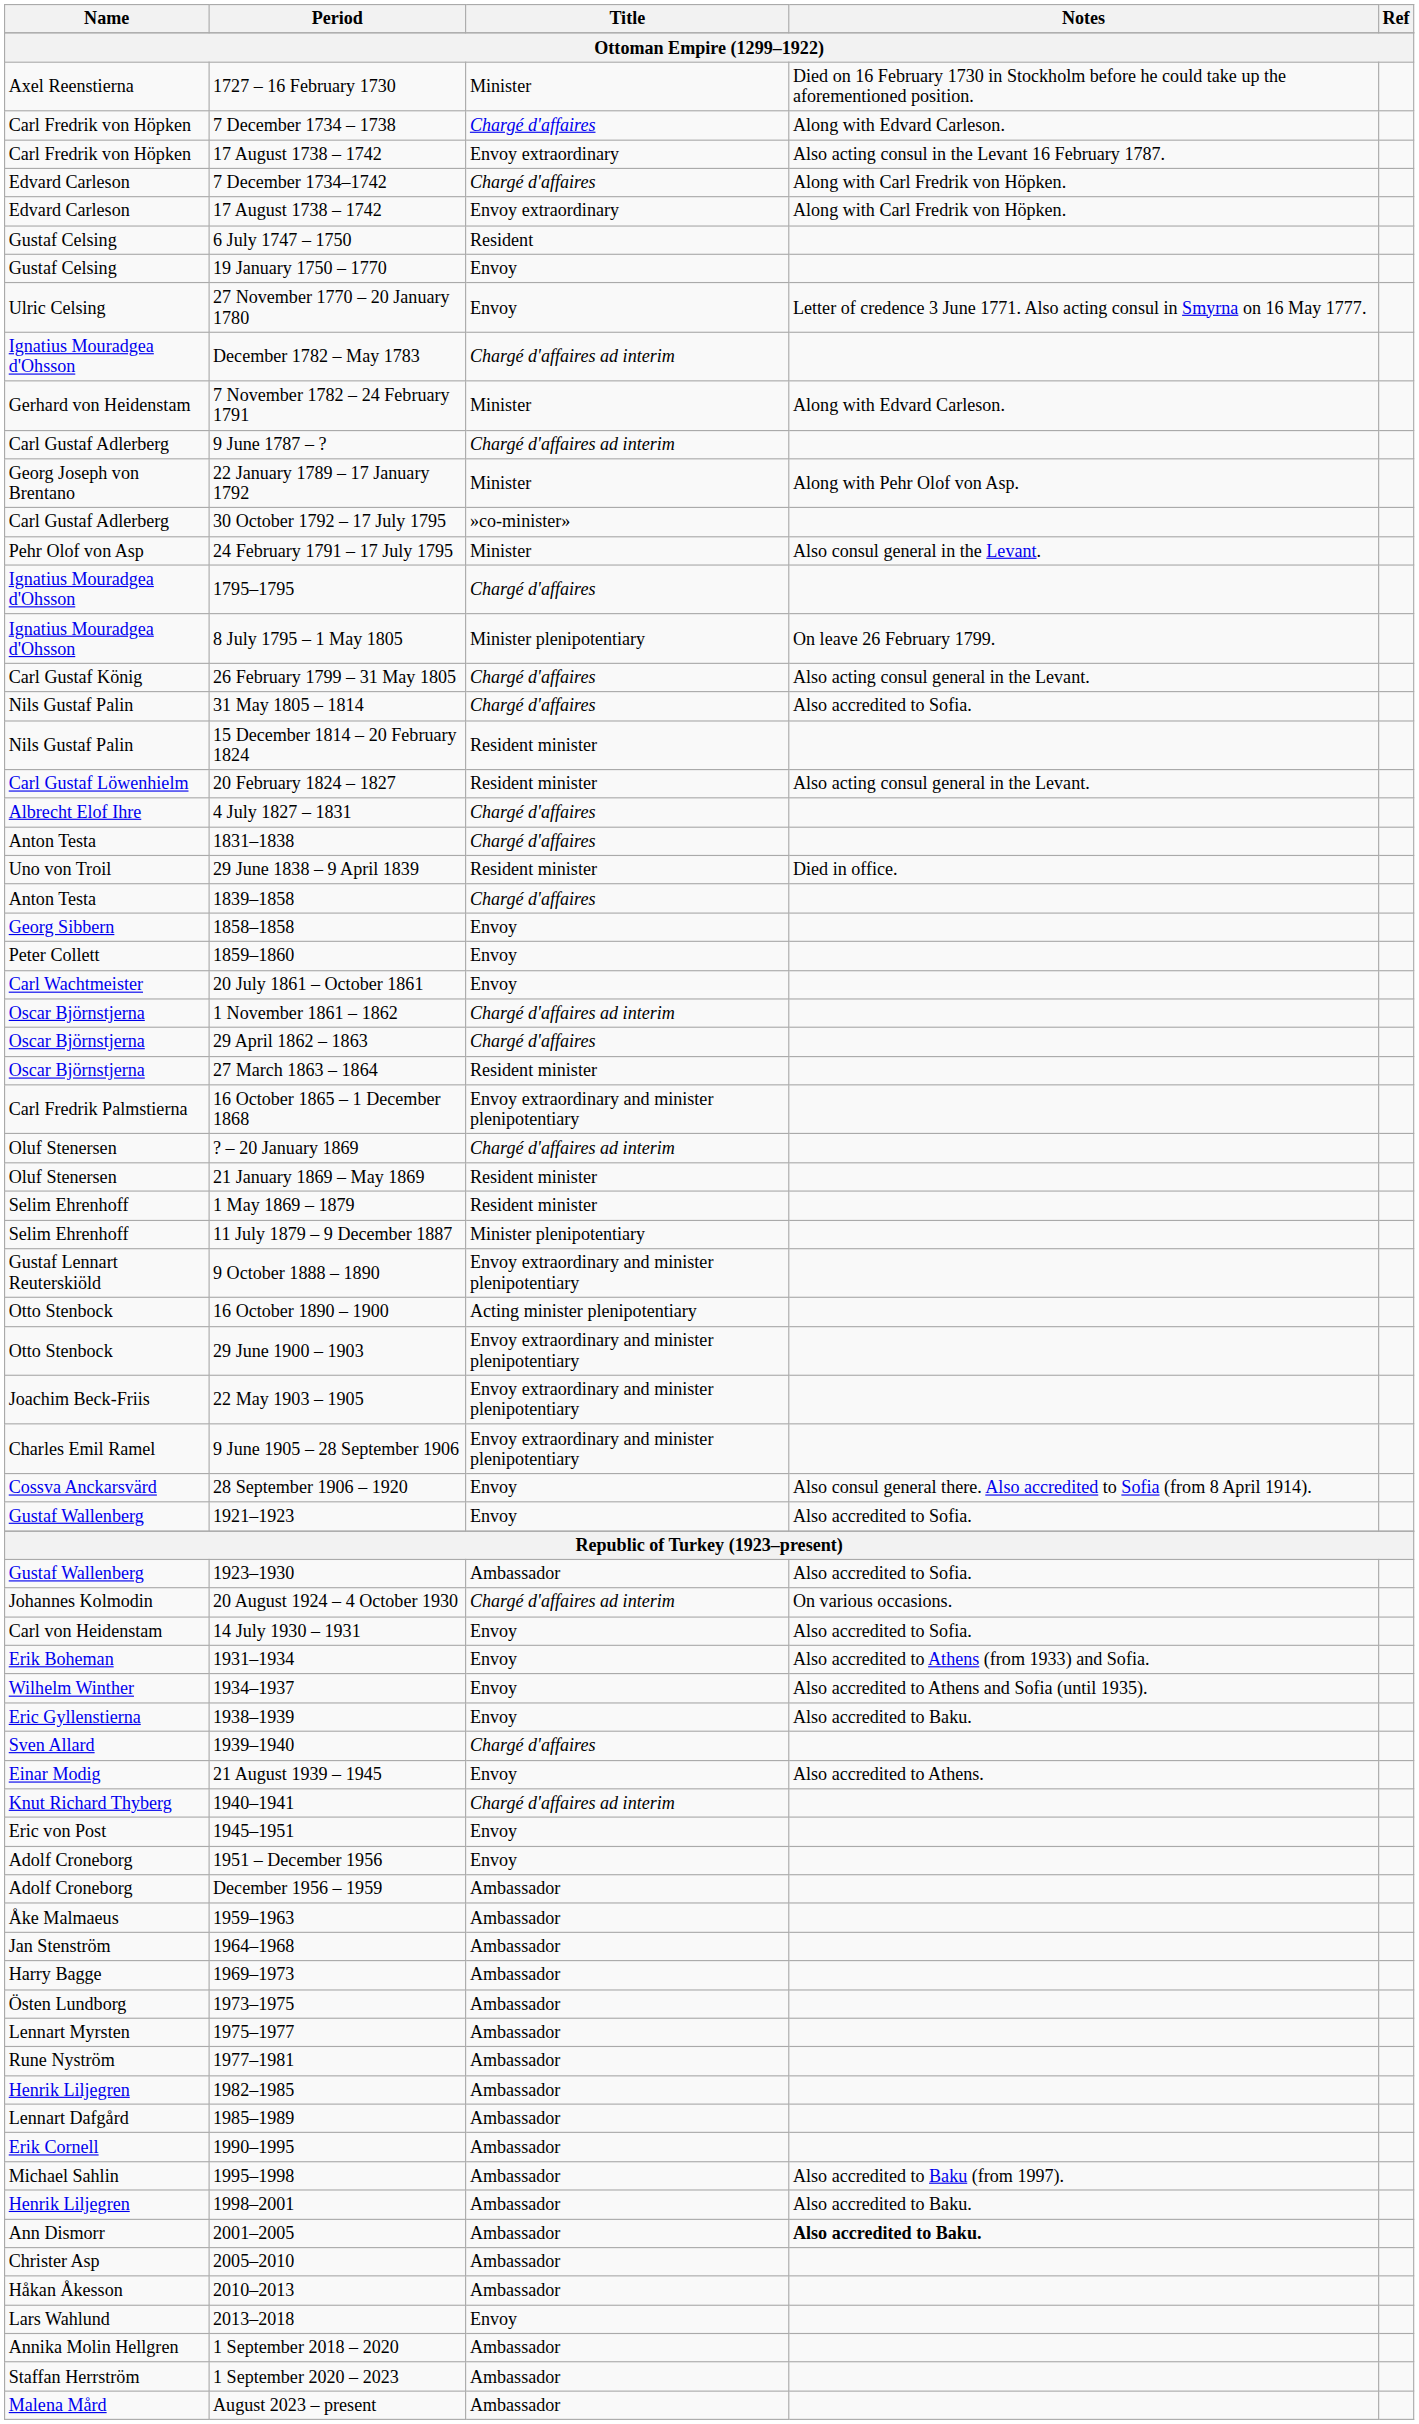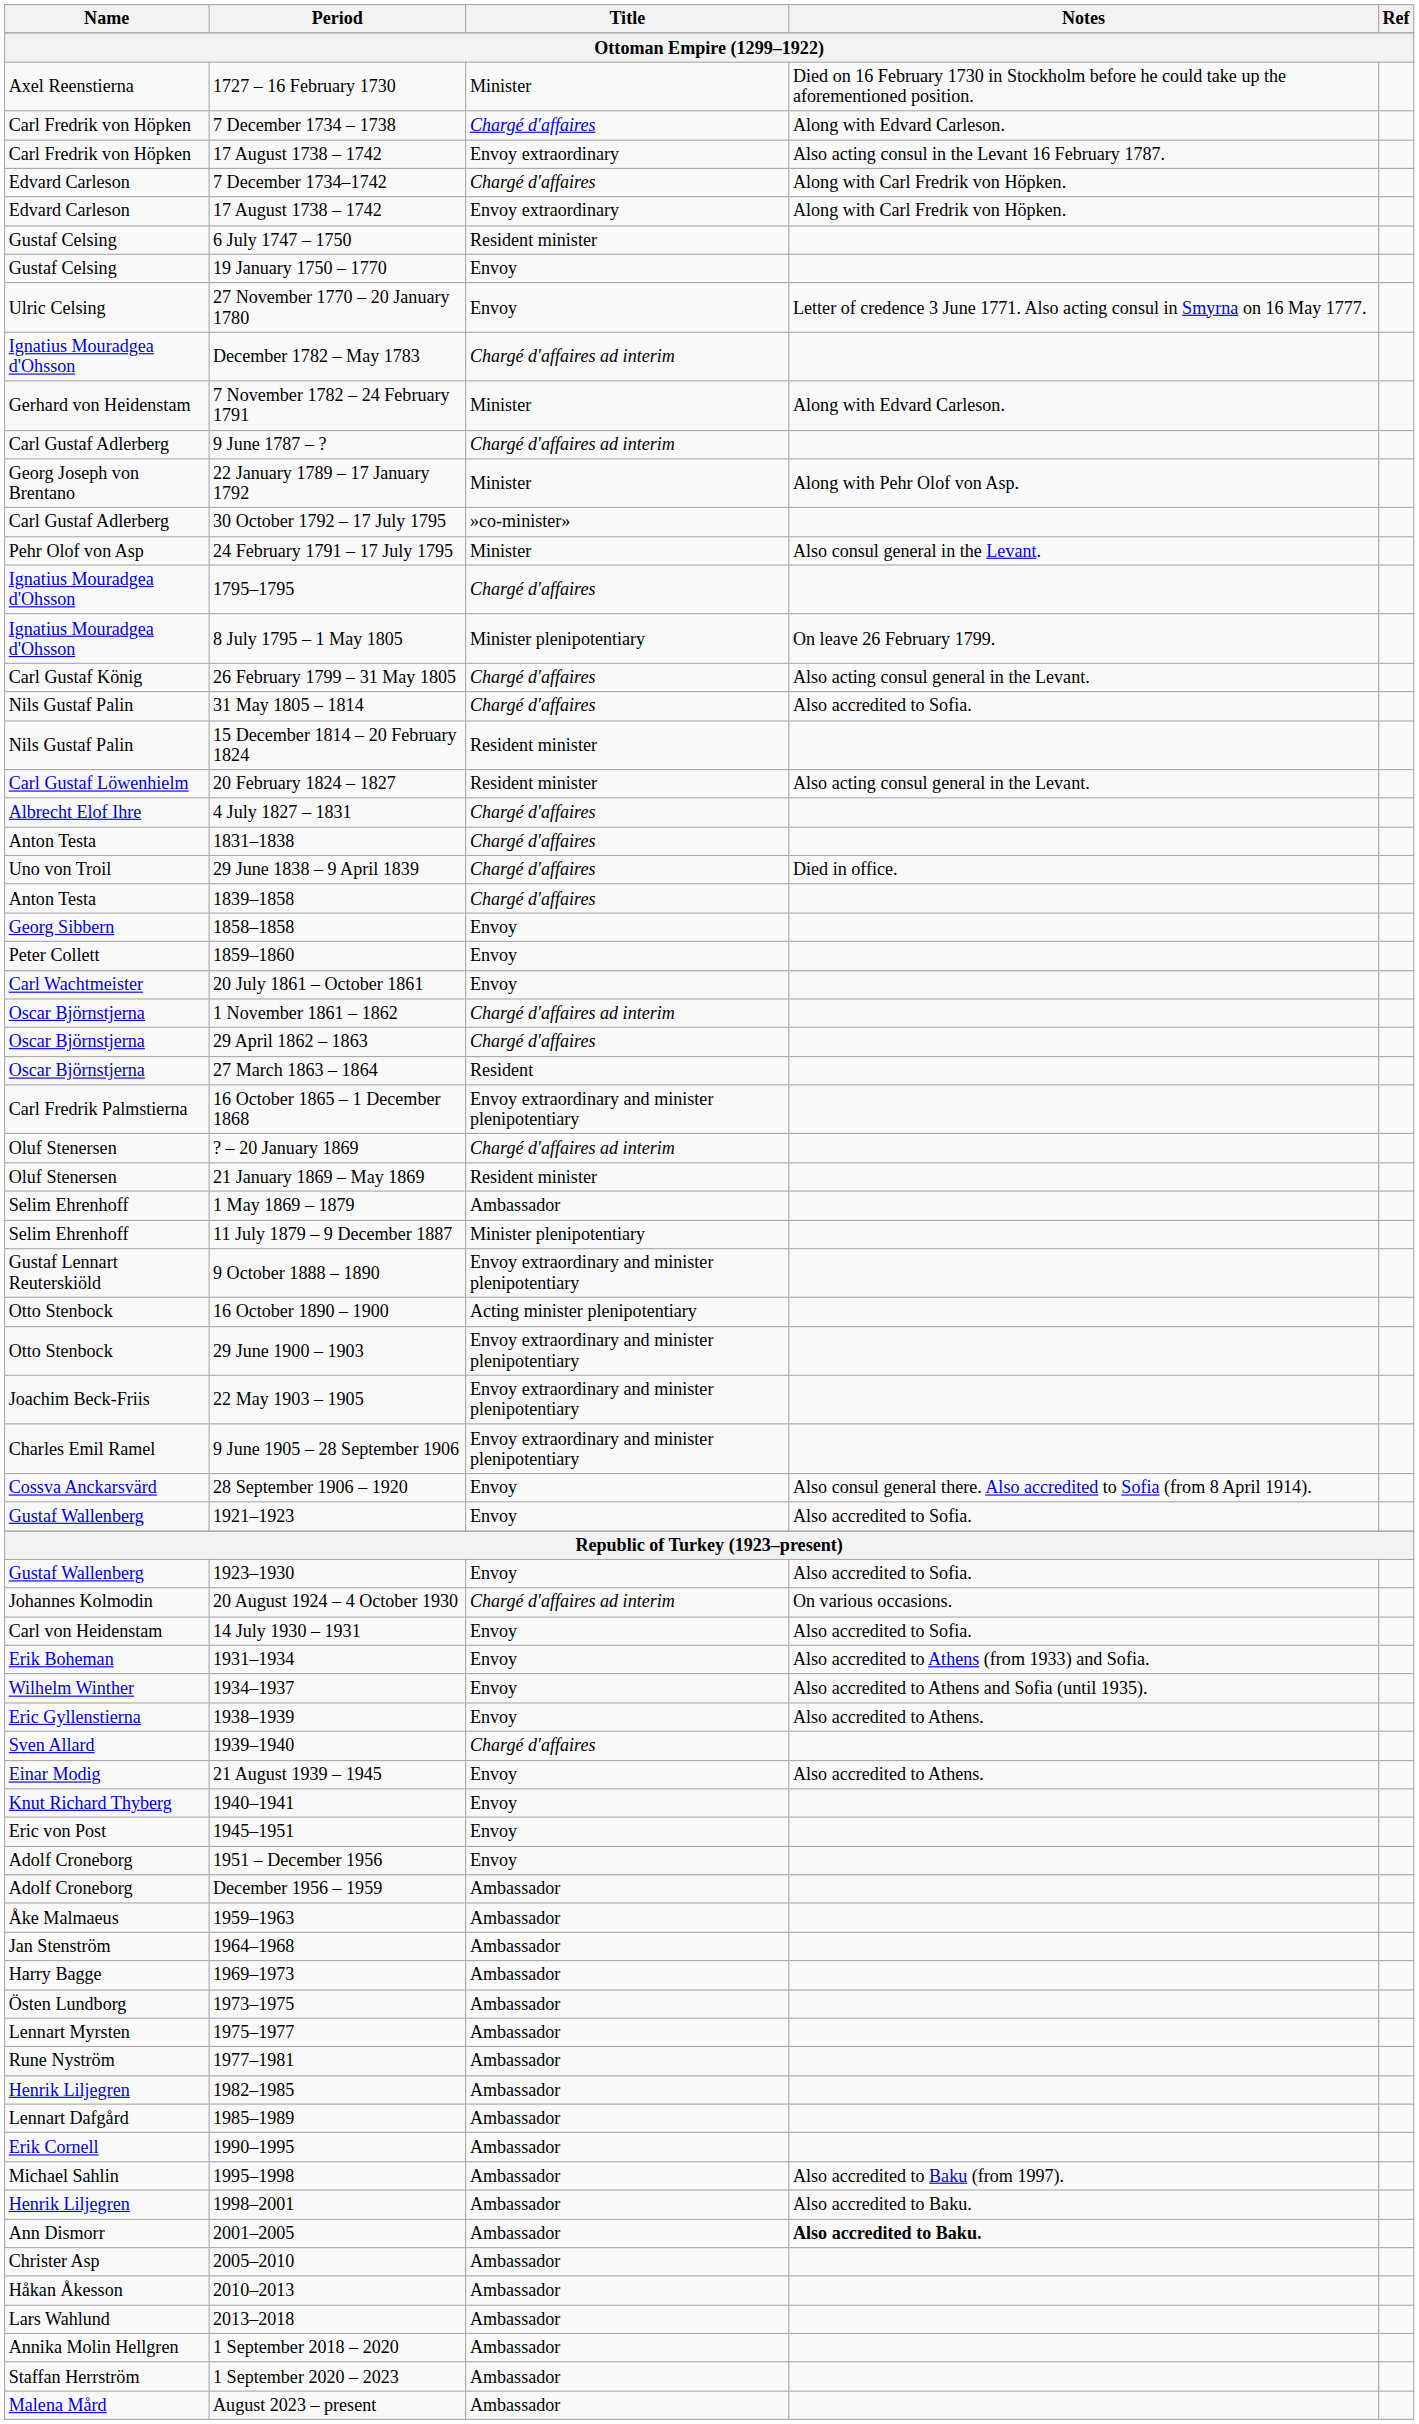(502, 239) Resident -> (533, 239) Resident minister
(533, 869) Resident minister -> (533, 869) Chargé d'affaires
(533, 1070) Resident minister -> (502, 1070) Resident
(533, 1205) Resident minister -> (515, 1205) Ambassador
(515, 1573) Ambassador -> (494, 1573) Envoy
(882, 1716) Also accredited to Baku. -> (888, 1716) Also accredited to Athens.
(572, 1802) Chargé d'affaires ad interim -> (494, 1802) Envoy
(494, 2319) Envoy -> (515, 2319) Ambassador
